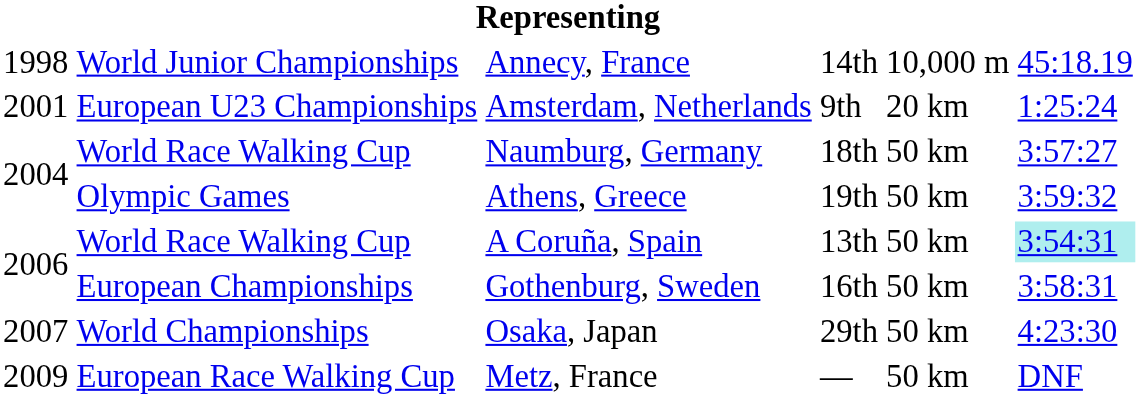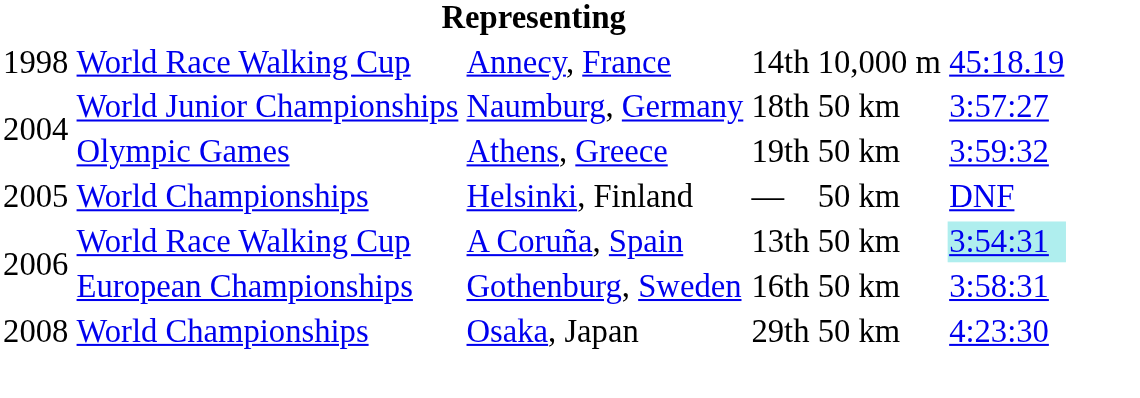(267, 61) World Junior Championships -> (244, 61) World Race Walking Cup
- row: (649, 106)
(244, 151) World Race Walking Cup -> (267, 106) World Junior Championships
+ row: (580, 196)
(36, 331) 2007 -> (36, 331) 2008
- row: (572, 376)
